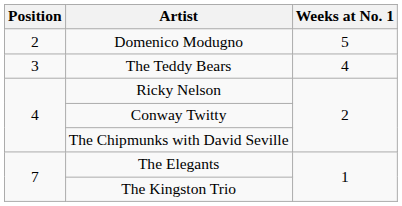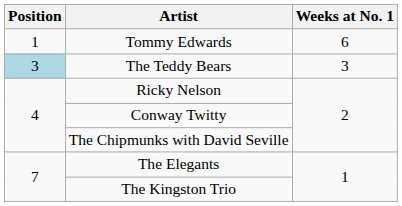+ row: (179, 41)
- row: (179, 41)
(35, 66) no background -> (35, 66) lightblue background
(345, 66) 4 -> (345, 66) 3
